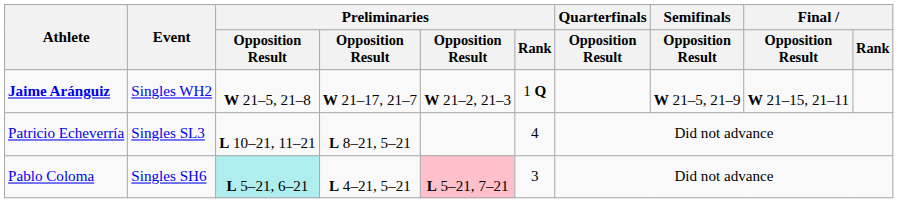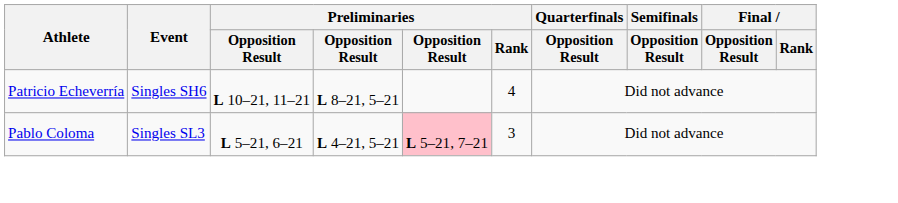- row: (59, 91)
(168, 134) Singles SL3 -> (169, 91) Singles SH6
(169, 177) Singles SH6 -> (168, 134) Singles SL3
(267, 186) paleturquoise background -> (262, 143) no background
